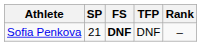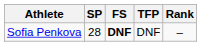(94, 32) 21 -> (94, 32) 28
